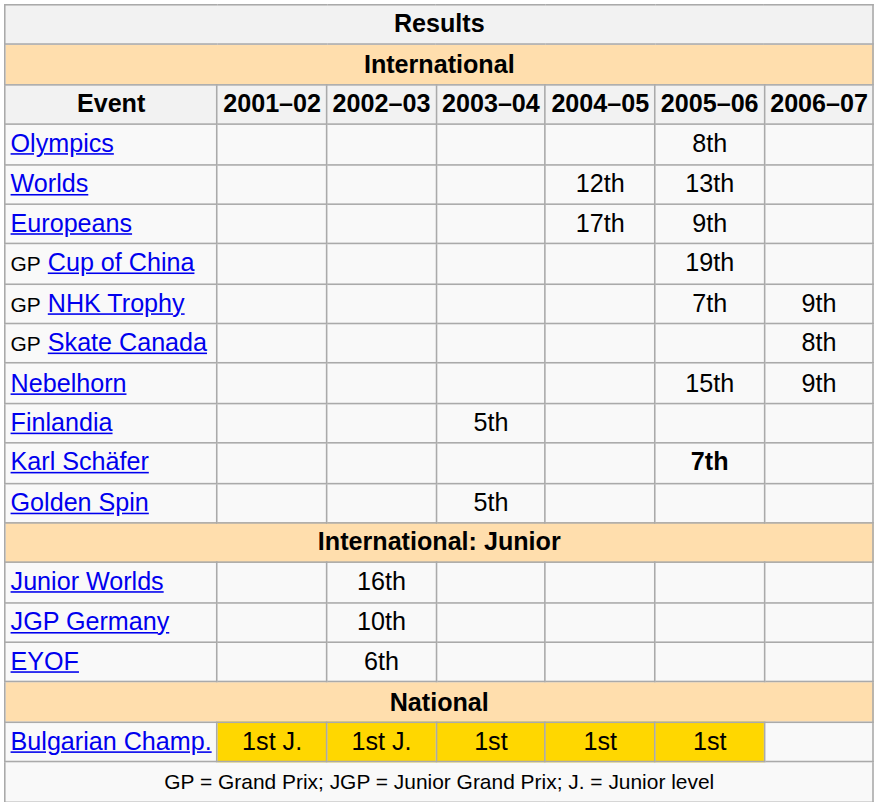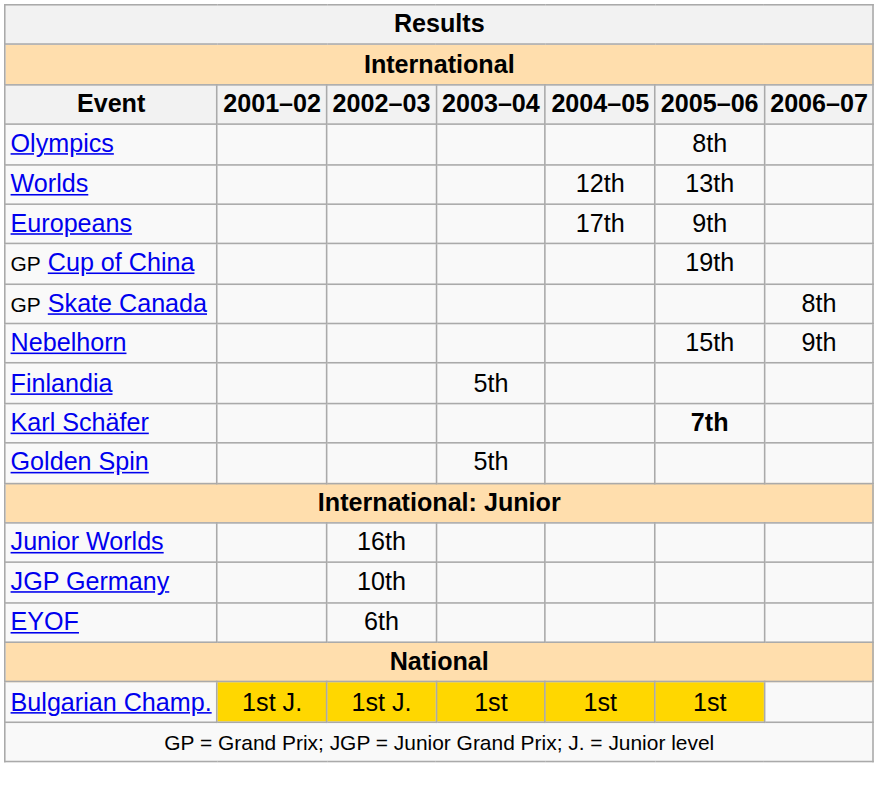- row: (98, 303)
